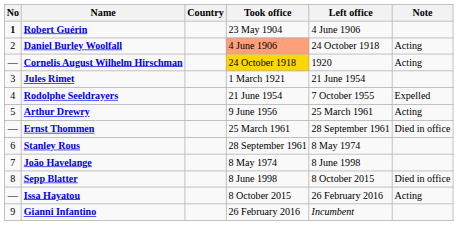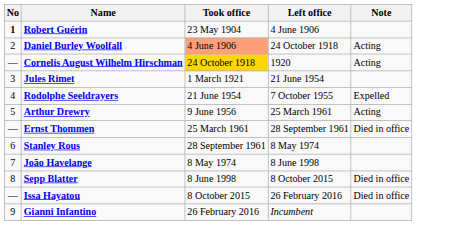- column: (206, 13)
(408, 196) Acting -> (381, 196) Died in office
